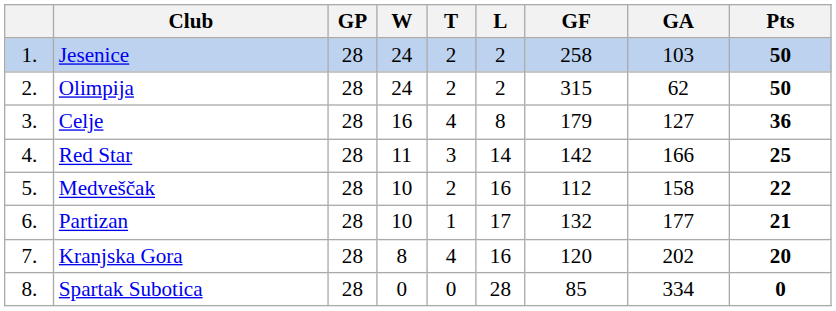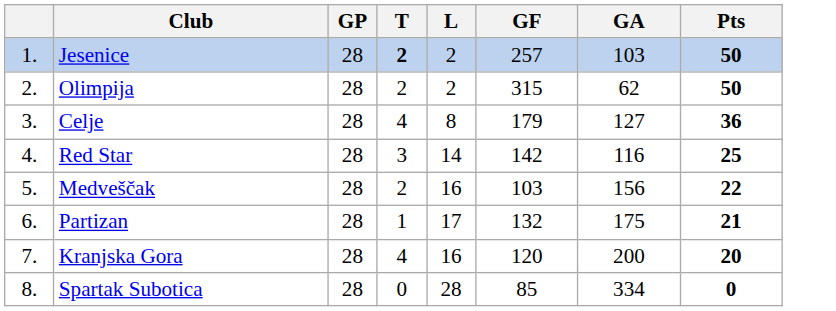- column: (402, 21)
(451, 54) normal -> (402, 54) bold
(576, 54) 258 -> (527, 54) 257
(678, 155) 166 -> (629, 155) 116
(576, 188) 112 -> (527, 188) 103
(678, 188) 158 -> (629, 188) 156
(678, 222) 177 -> (629, 222) 175
(678, 255) 202 -> (629, 255) 200
